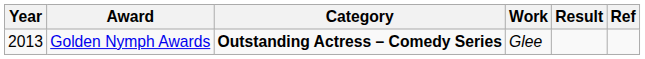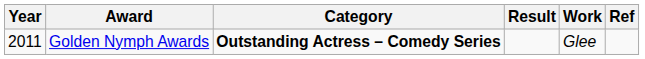columns swapped: (529, 16) <-> (579, 16)
(26, 41) 2013 -> (25, 41) 2011
